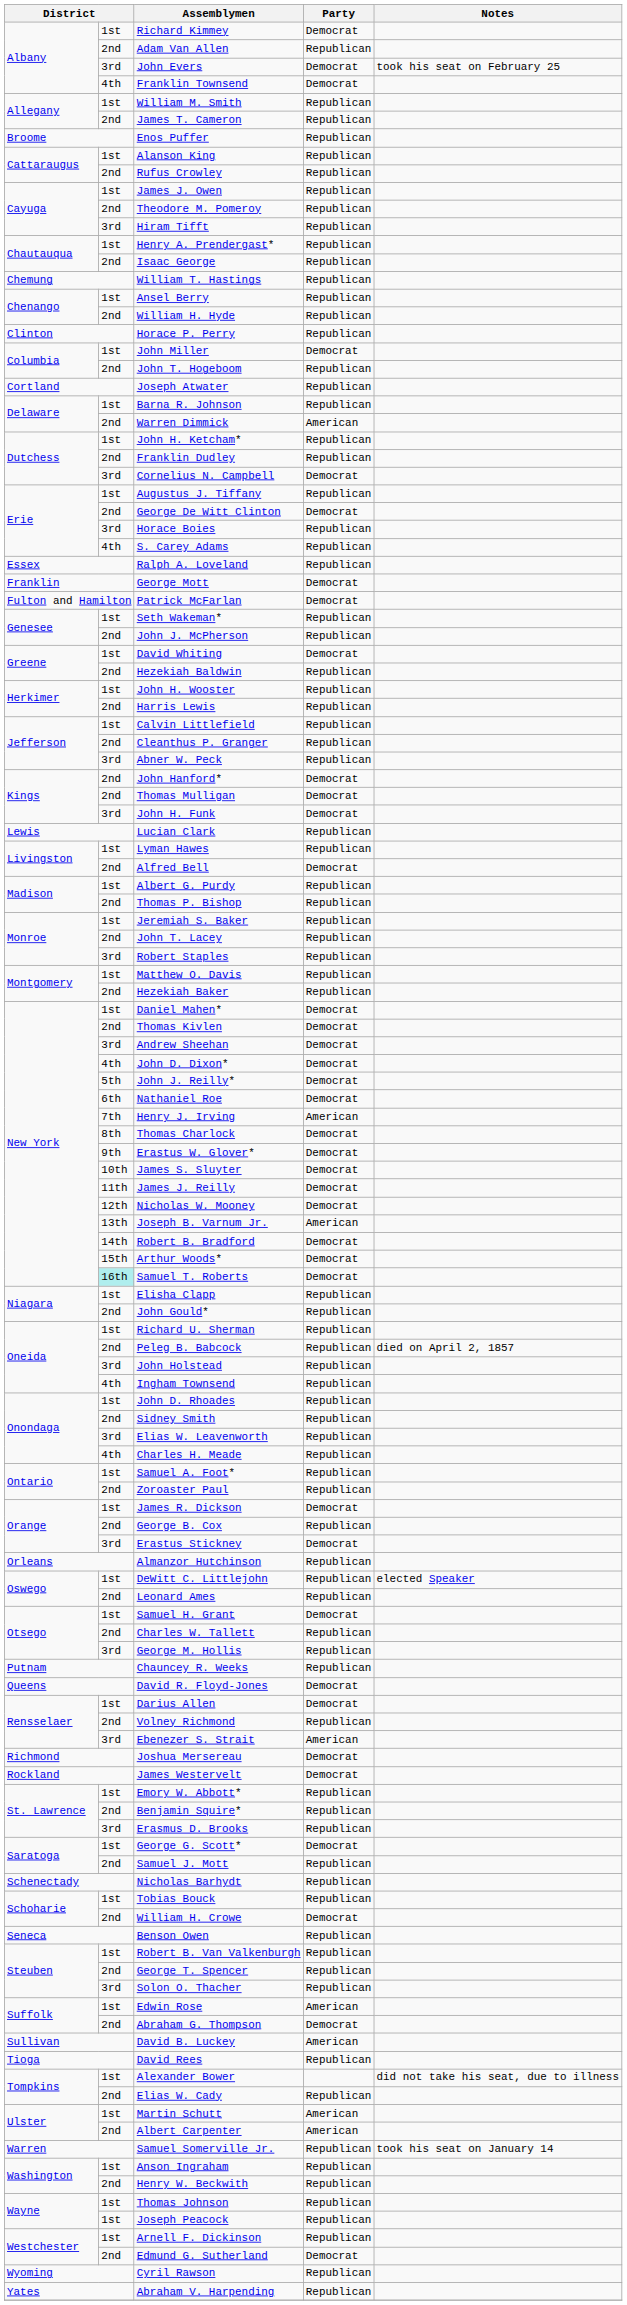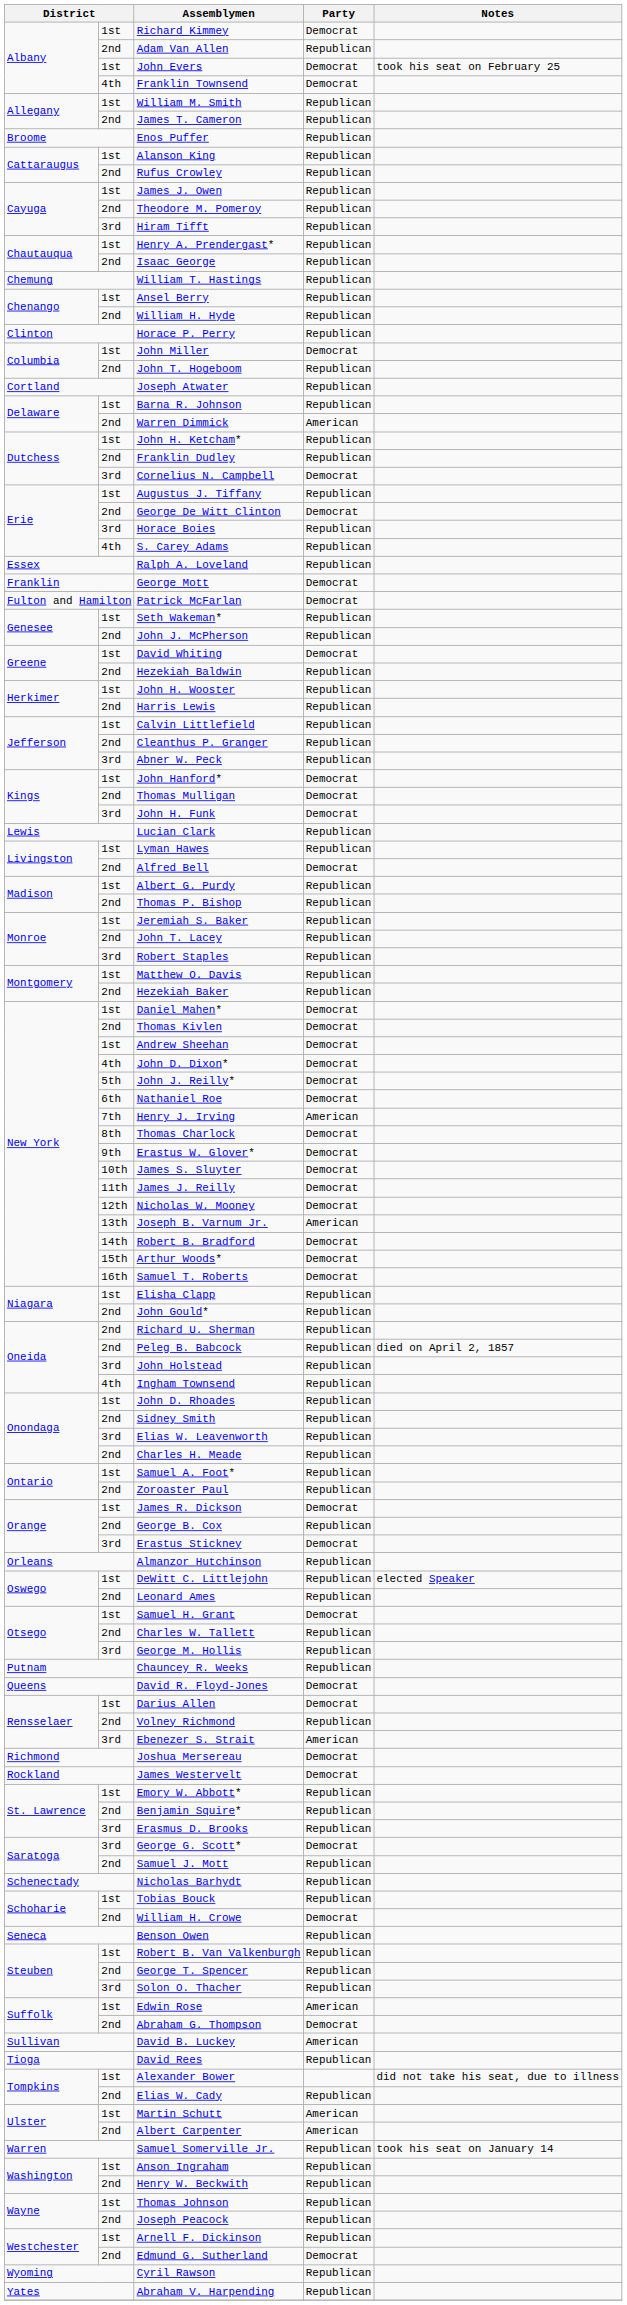(111, 67) 3rd -> (111, 67) 1st
(111, 779) 2nd -> (111, 779) 1st
(111, 1046) 3rd -> (111, 1046) 1st
(114, 1277) paleturquoise background -> (114, 1277) no background
(111, 1330) 1st -> (111, 1330) 2nd
(111, 1455) 4th -> (111, 1455) 2nd
(111, 1846) 1st -> (111, 1846) 3rd
(111, 2220) 1st -> (111, 2220) 2nd
